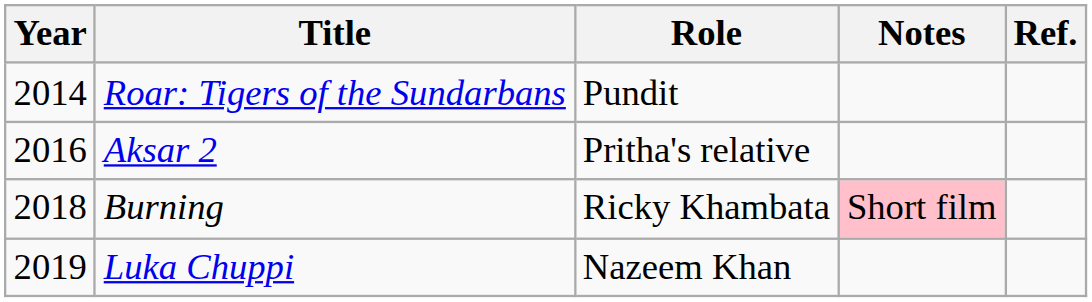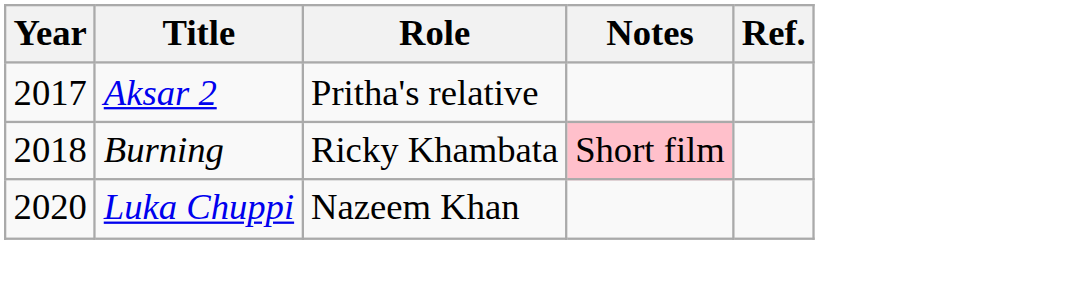- row: (335, 91)
(50, 149) 2016 -> (50, 91) 2017
(50, 265) 2019 -> (50, 207) 2020
